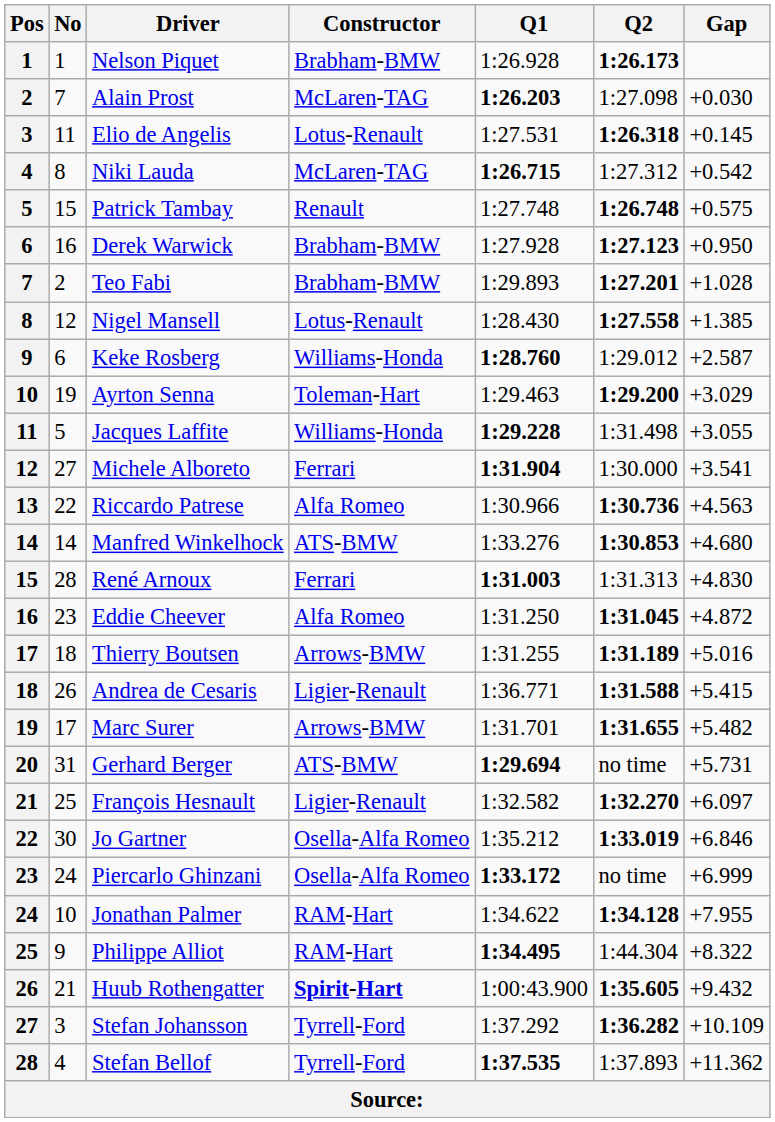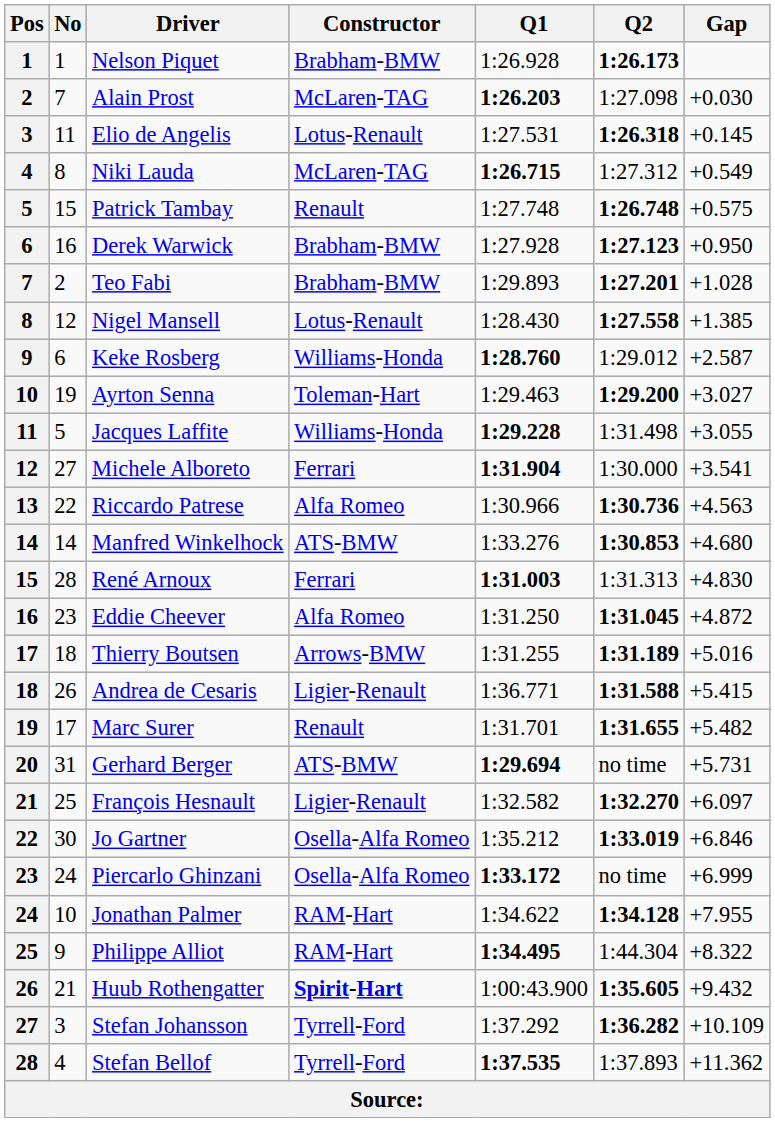(721, 171) +0.542 -> (721, 171) +0.549
(721, 394) +3.029 -> (721, 394) +3.027
(360, 727) Arrows-BMW -> (329, 727) Renault
